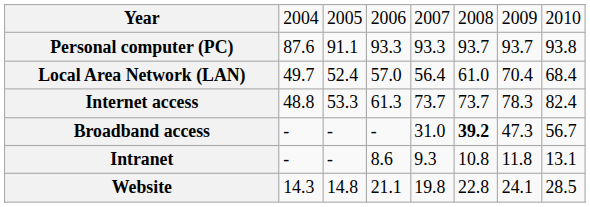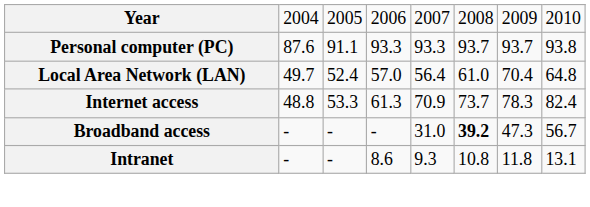(561, 74) 68.4 -> (561, 74) 64.8
(430, 103) 73.7 -> (430, 103) 70.9
- row: (142, 187)
